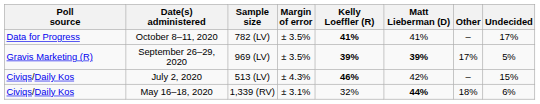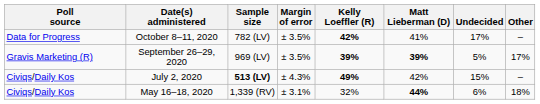columns swapped: (468, 23) <-> (509, 23)
(349, 37) 41% -> (349, 37) 42%
(252, 77) normal -> (252, 77) bold
(349, 77) 46% -> (349, 77) 49%
